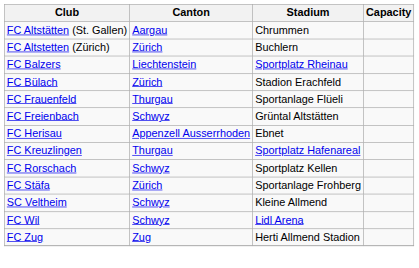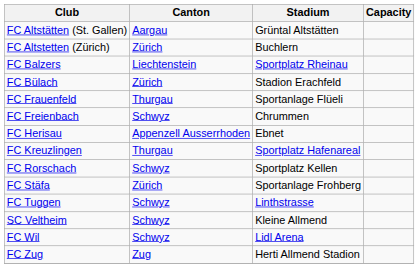(282, 30) Chrummen -> (297, 30) Grüntal Altstätten
(297, 116) Grüntal Altstätten -> (282, 116) Chrummen
+ row: (34, 202)
